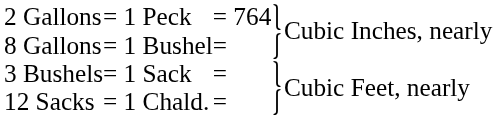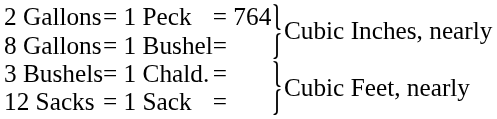(147, 73) = 1 Sack -> (156, 73) = 1 Chald.
(156, 102) = 1 Chald. -> (147, 102) = 1 Sack
